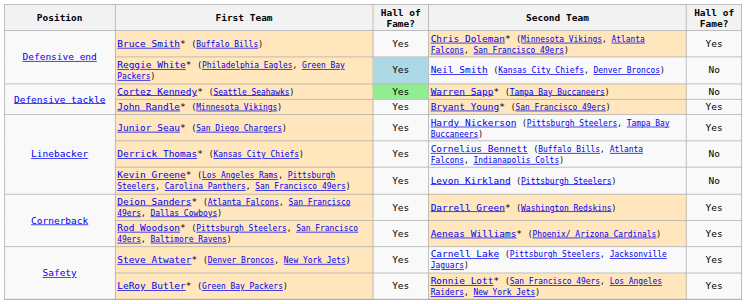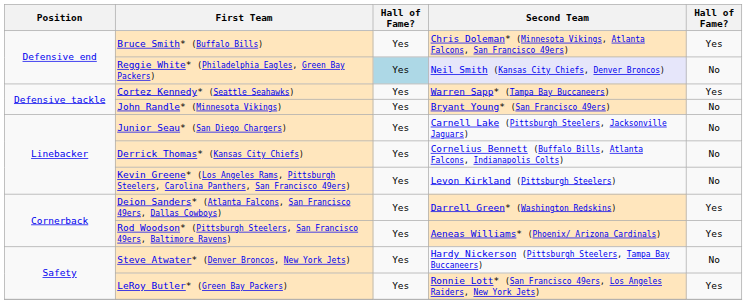(548, 70) no background -> (548, 70) lavender background
(401, 91) lightgreen background -> (401, 91) no background
(714, 91) No -> (714, 91) Yes
(714, 107) Yes -> (714, 107) No
(550, 128) Hardy Nickerson (Pittsburgh Steelers, Tampa Bay Buccaneers) -> (549, 128) Carnell Lake (Pittsburgh Steelers, Jacksonville Jaguars)
(714, 128) Yes -> (714, 128) No
(549, 260) Carnell Lake (Pittsburgh Steelers, Jacksonville Jaguars) -> (550, 260) Hardy Nickerson (Pittsburgh Steelers, Tampa Bay Buccaneers)
(714, 260) Yes -> (714, 260) No
